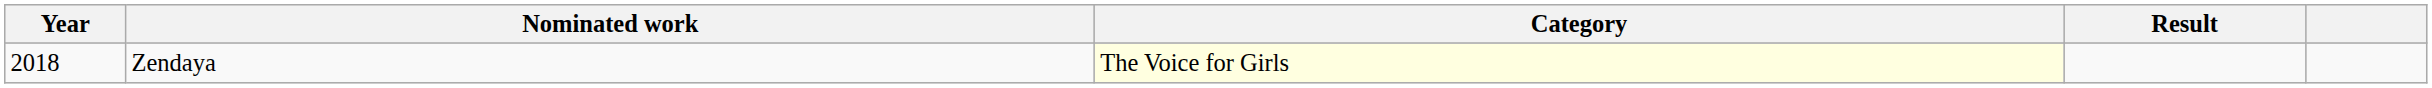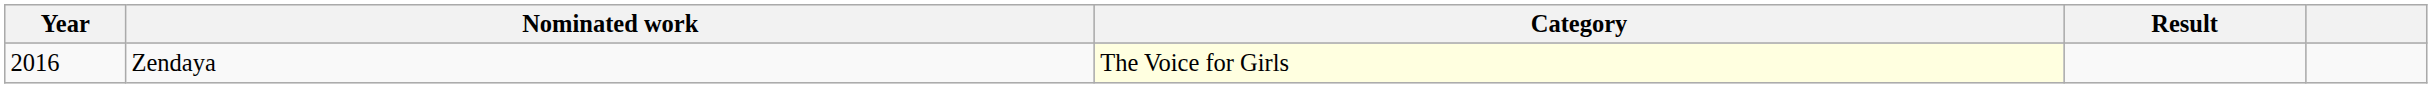(35, 62) 2018 -> (35, 62) 2016
